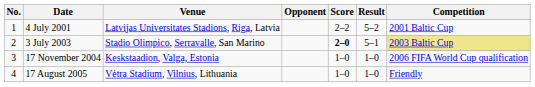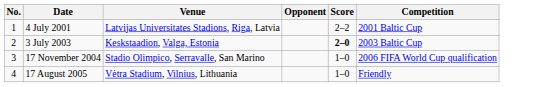- column: (372, 12)
(185, 43) Stadio Olimpico, Serravalle, San Marino -> (162, 43) Keskstaadion, Valga, Estonia
(421, 43) khaki background -> (390, 43) no background
(162, 58) Keskstaadion, Valga, Estonia -> (185, 58) Stadio Olimpico, Serravalle, San Marino
